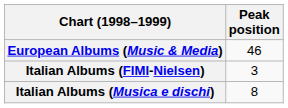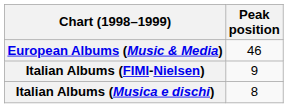(254, 71) 3 -> (254, 71) 9
